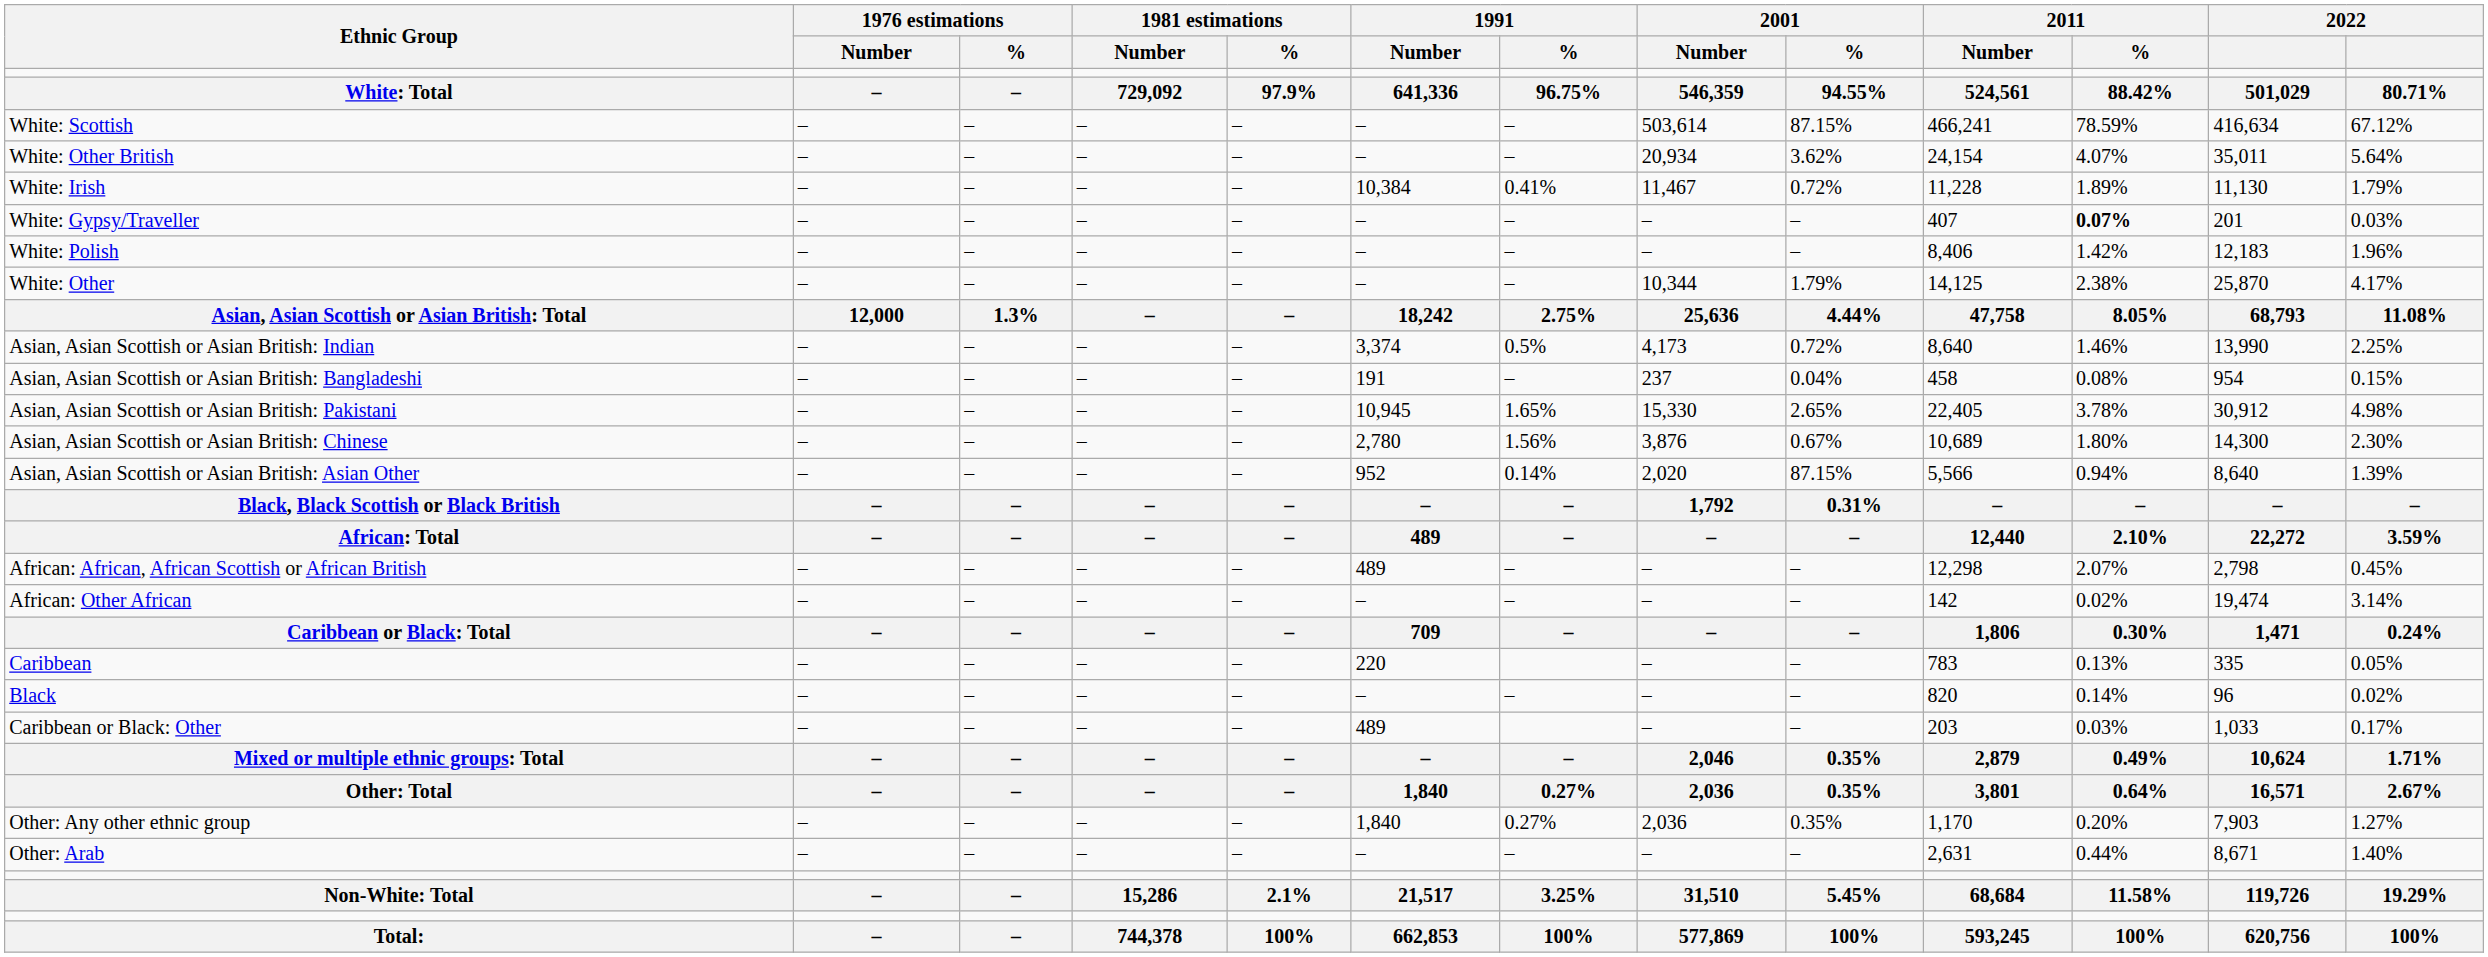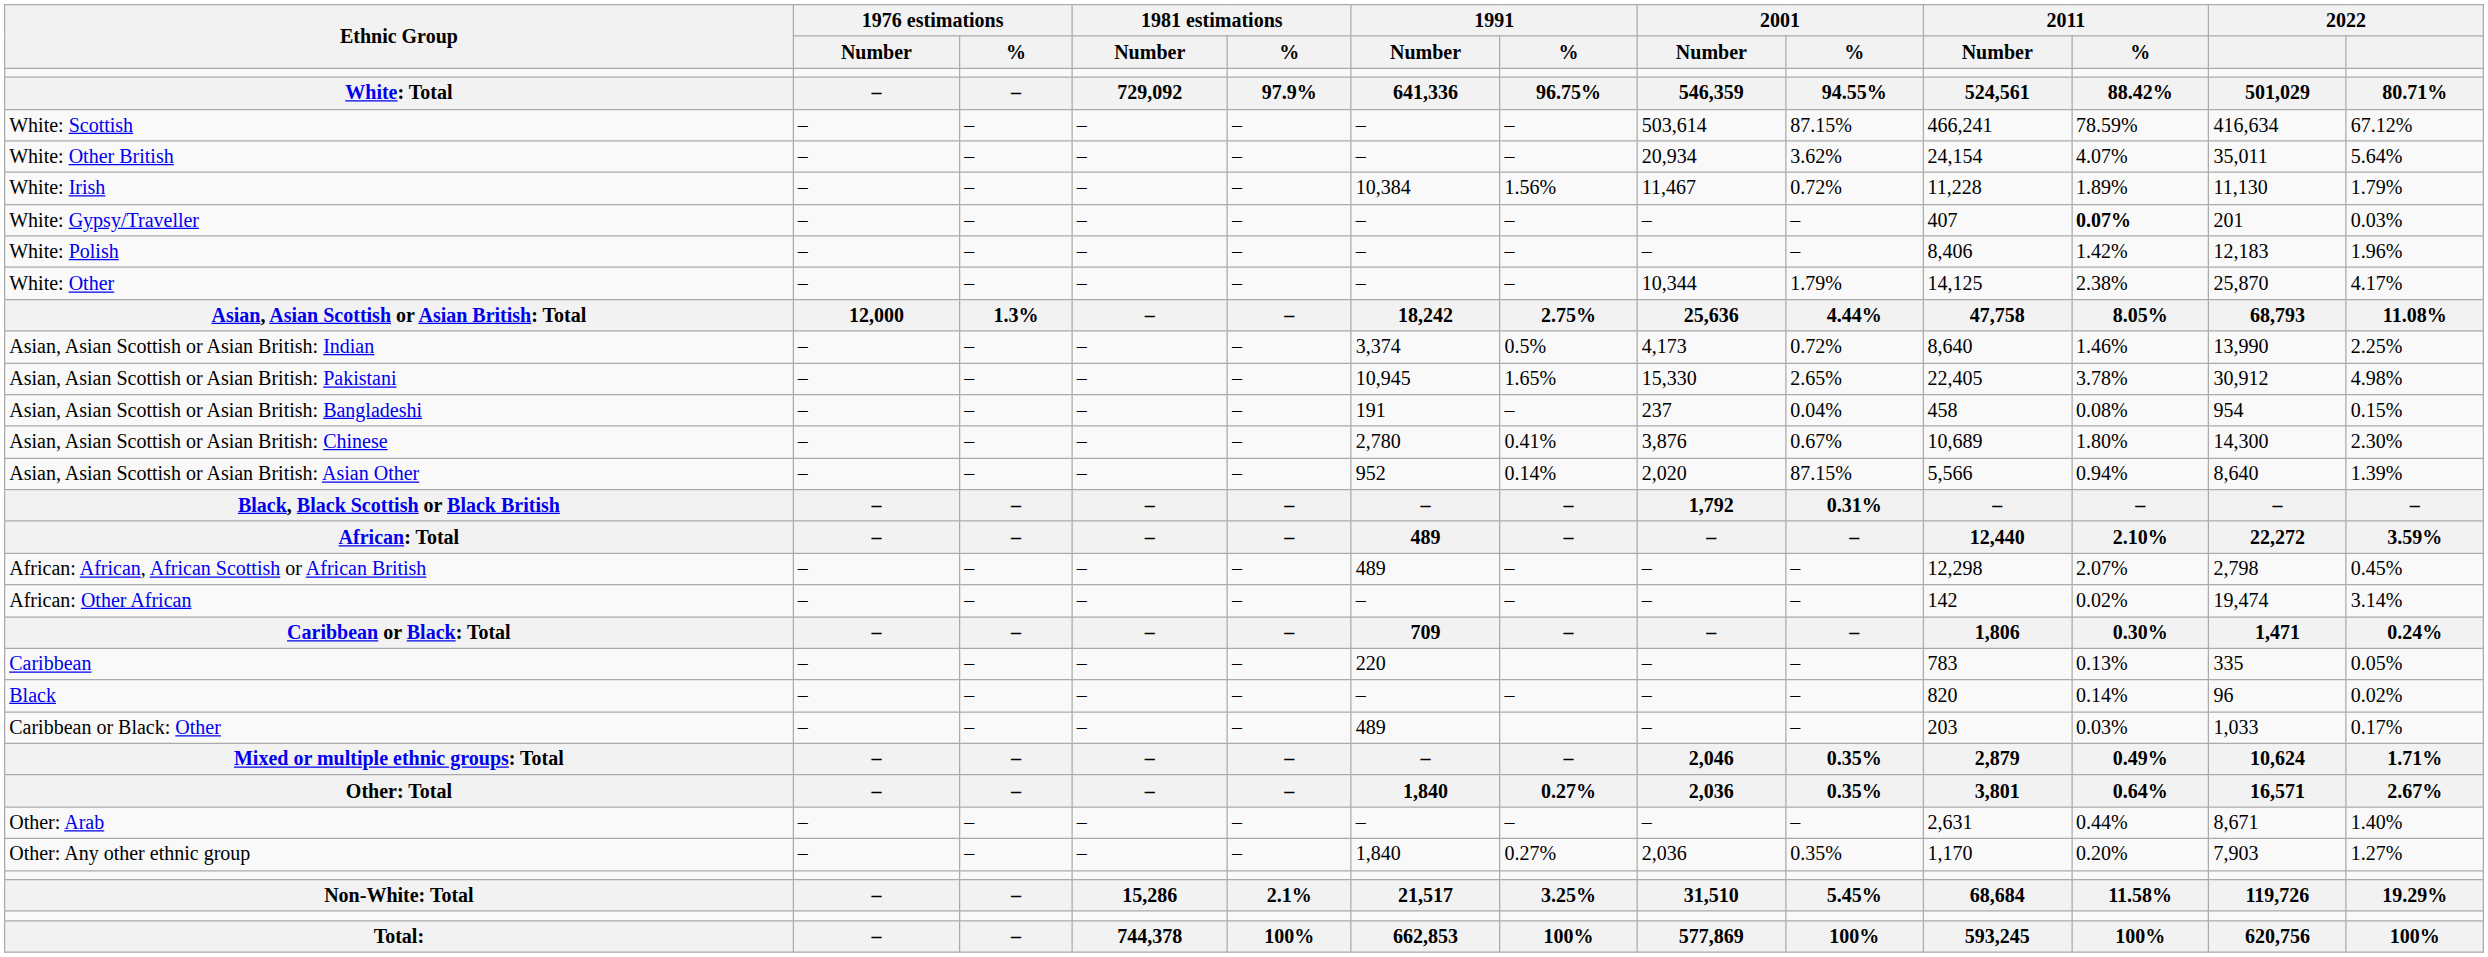(1530, 188) 0.41% -> (1530, 188) 1.56%
rows swapped: (203, 410) <-> (216, 378)
(1530, 441) 1.56% -> (1530, 441) 0.41%
rows swapped: (57, 854) <-> (130, 822)
